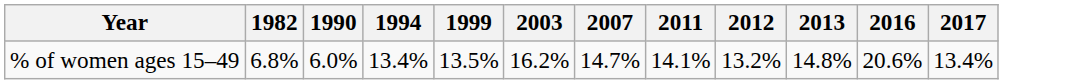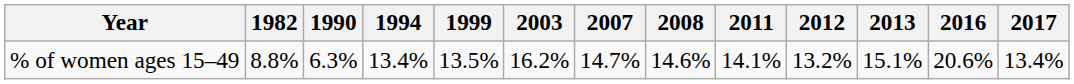+ column: (681, 22)
(274, 59) 6.8% -> (274, 59) 8.8%
(333, 59) 6.0% -> (333, 59) 6.3%
(822, 59) 14.8% -> (892, 59) 15.1%
